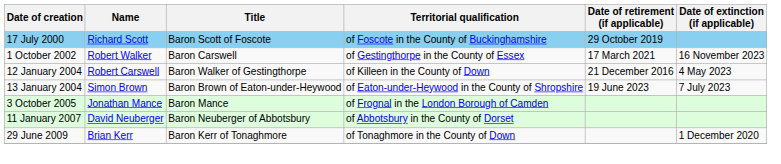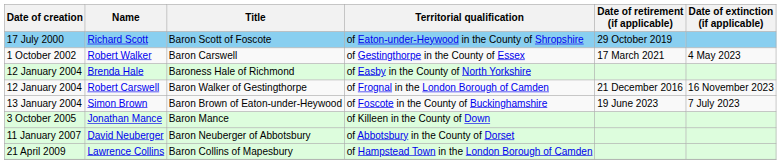(446, 39) of Foscote in the County of Buckinghamshire -> (465, 39) of Eaton-under-Heywood in the County of Shropshire
(722, 55) 16 November 2023 -> (714, 55) 4 May 2023
+ row: (115, 71)
(418, 71) of Killeen in the County of Down -> (448, 87) of Frognal in the London Borough of Camden
(705, 71) 4 May 2023 -> (731, 87) 16 November 2023
(465, 87) of Eaton-under-Heywood in the County of Shropshire -> (447, 103) of Foscote in the County of Buckinghamshire
(447, 103) of Frognal in the London Borough of Camden -> (418, 119) of Killeen in the County of Down
+ row: (126, 151)
- row: (110, 135)
